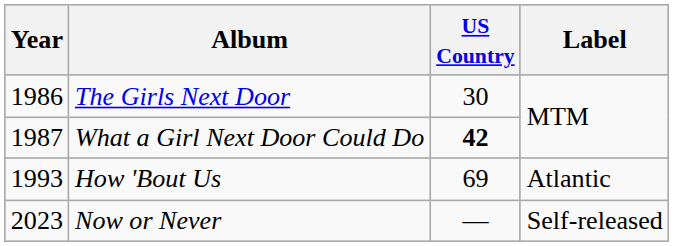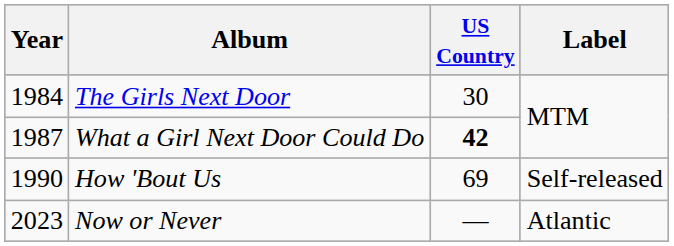(37, 95) 1986 -> (37, 95) 1984
(37, 178) 1993 -> (37, 178) 1990
(569, 178) Atlantic -> (595, 178) Self-released
(595, 219) Self-released -> (569, 219) Atlantic
